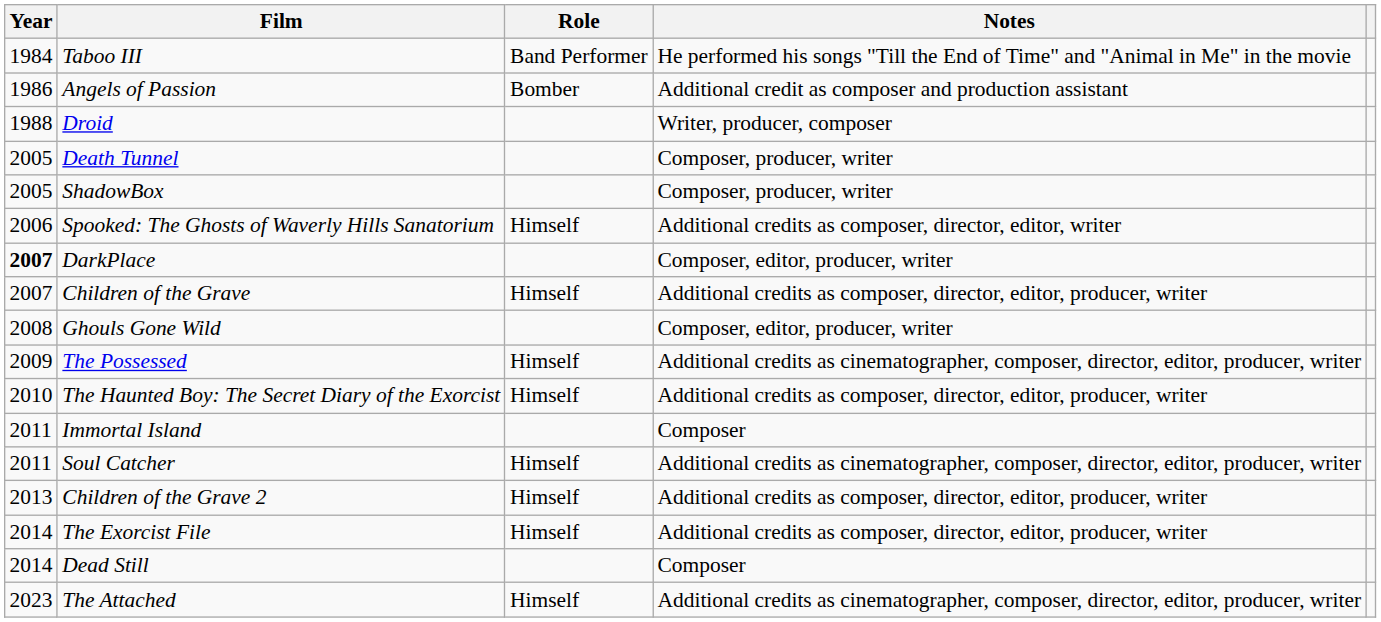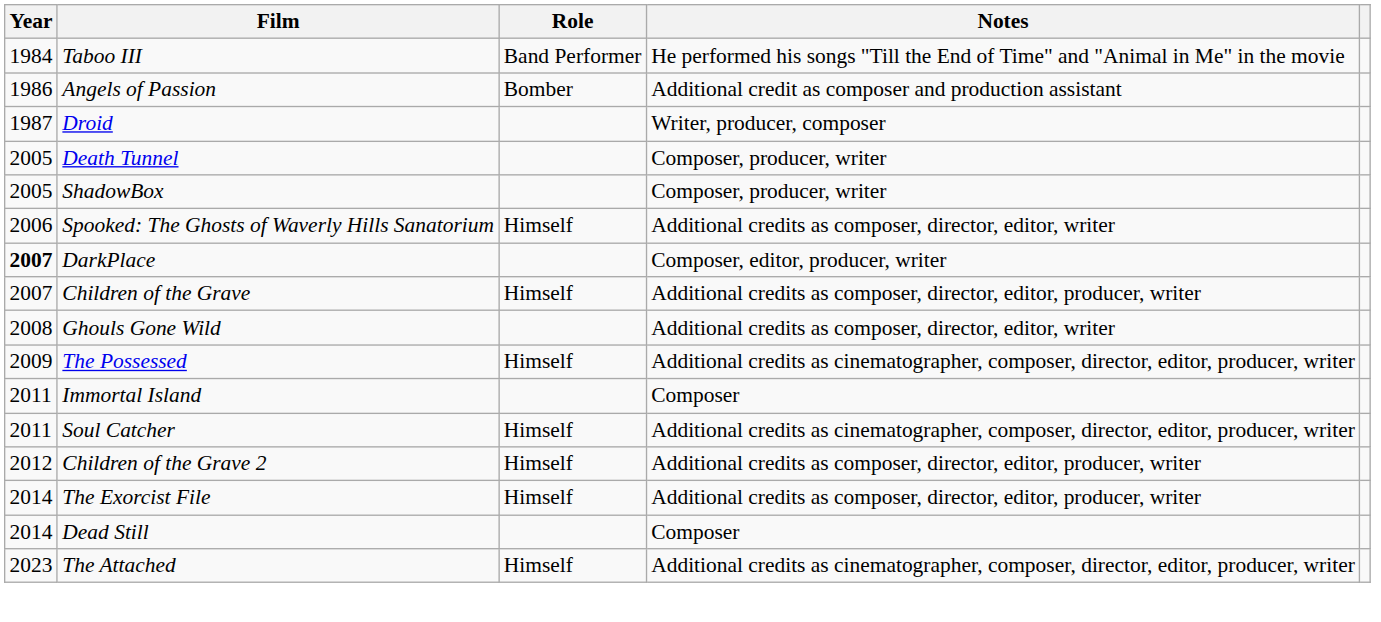(31, 123) 1988 -> (31, 123) 1987
(805, 327) Composer, editor, producer, writer -> (883, 327) Additional credits as composer, director, editor, writer
- row: (281, 395)
(31, 497) 2013 -> (31, 463) 2012
